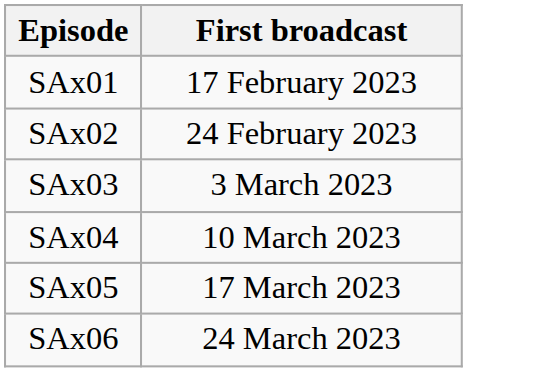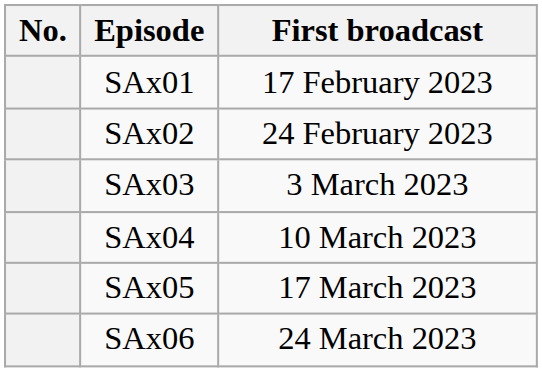+ column: (43, 30)
